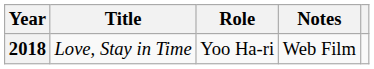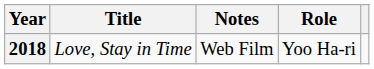columns swapped: (237, 19) <-> (319, 19)
